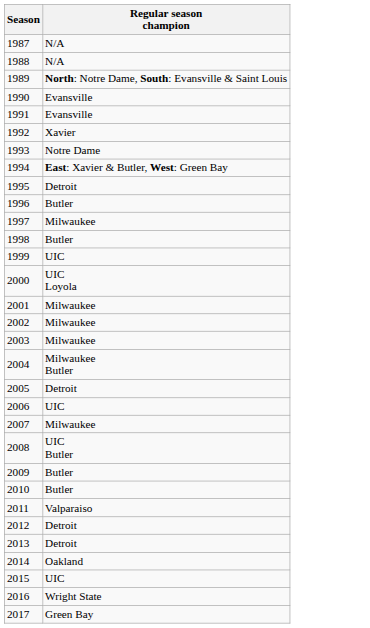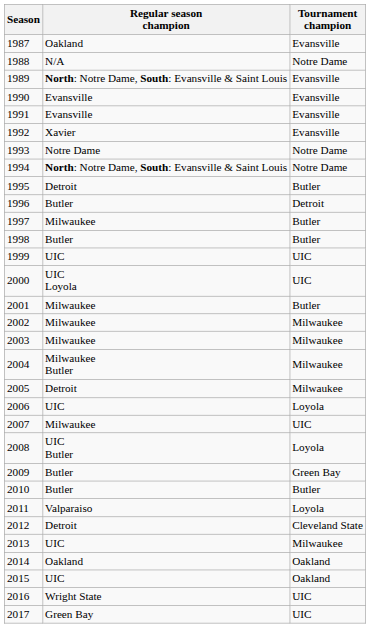+ column: (328, 19)
(55, 43) N/A -> (64, 43) Oakland
(136, 168) East: Xavier & Butler, West: Green Bay -> (166, 168) North: Notre Dame, South: Evansville & Saint Louis
(61, 543) Detroit -> (55, 543) UIC
